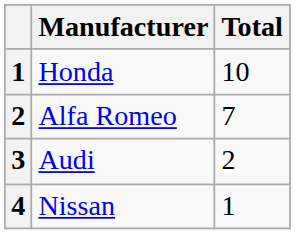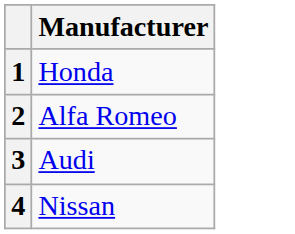- column: (252, 26)
